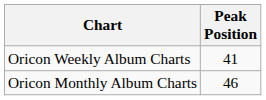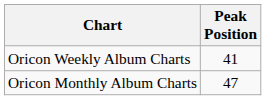(231, 82) 46 -> (231, 82) 47
